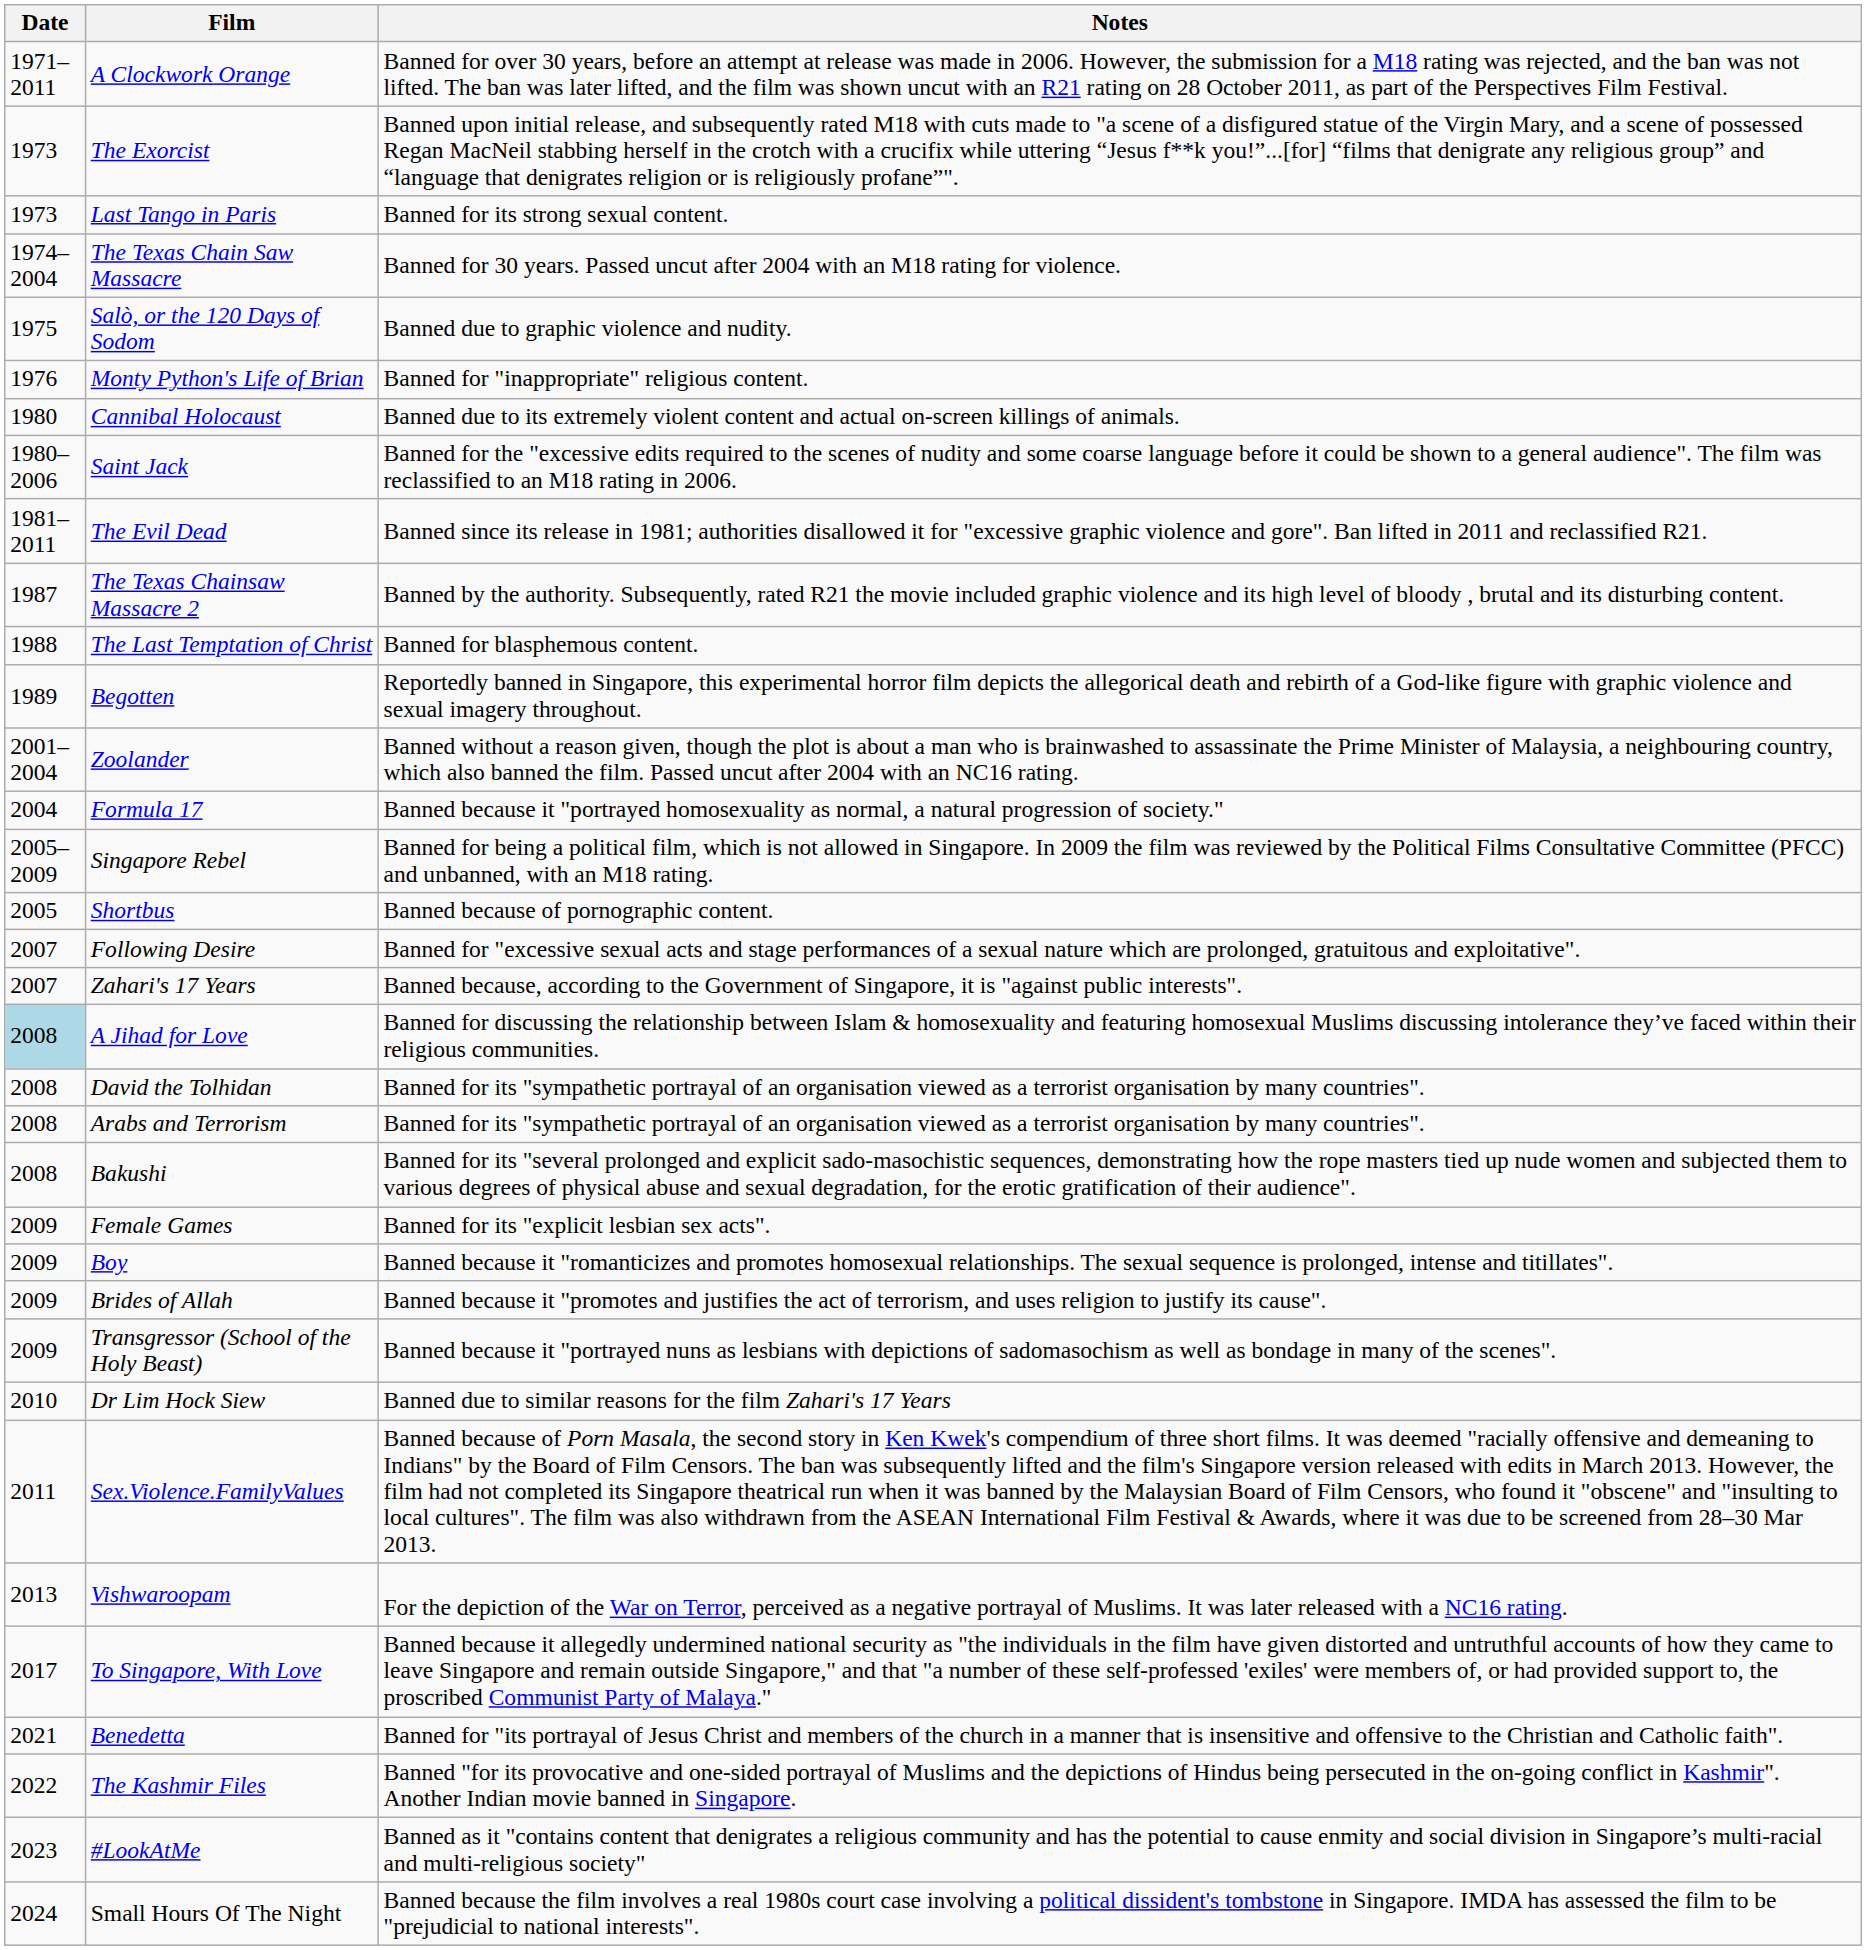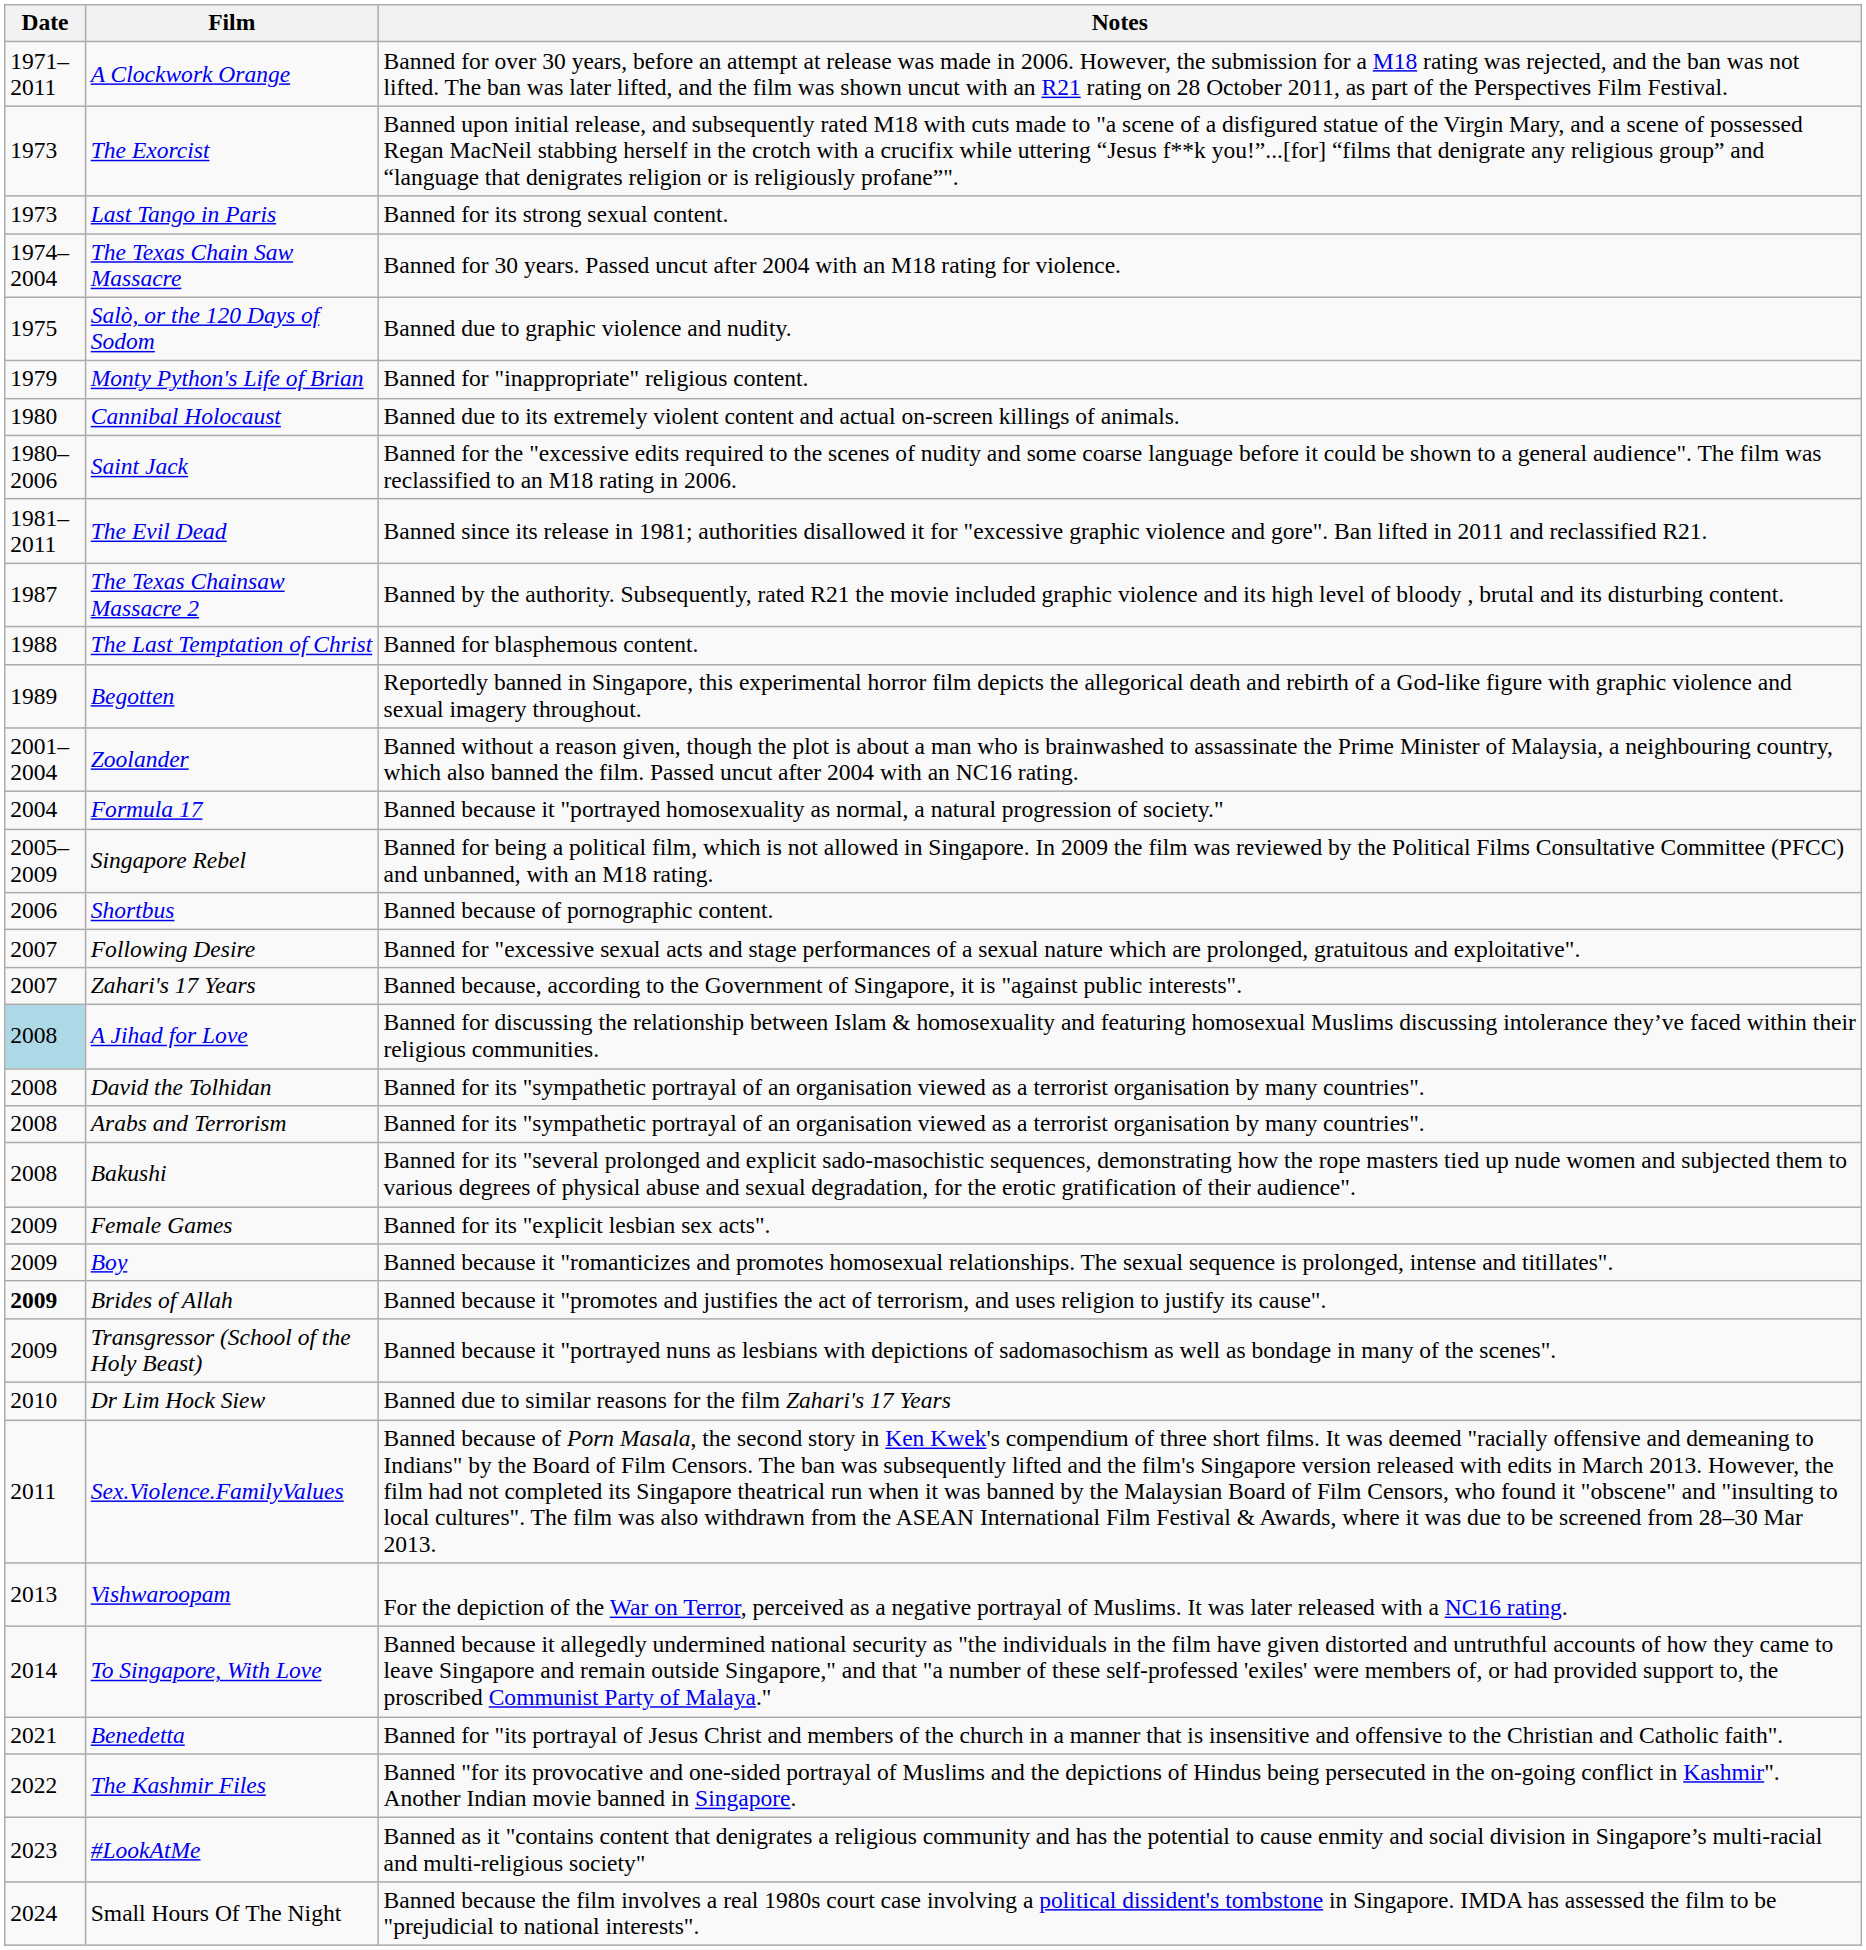(34, 379) 1976 -> (34, 379) 1979
(34, 911) 2005 -> (34, 911) 2006
(34, 1299) normal -> (34, 1299) bold
(34, 1671) 2017 -> (34, 1671) 2014
